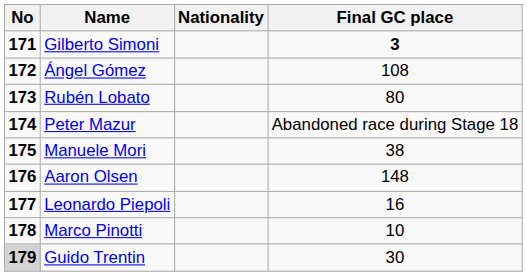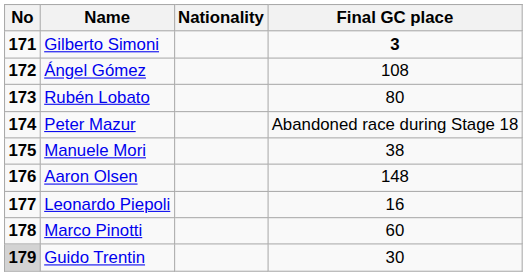(395, 230) 10 -> (395, 230) 60
